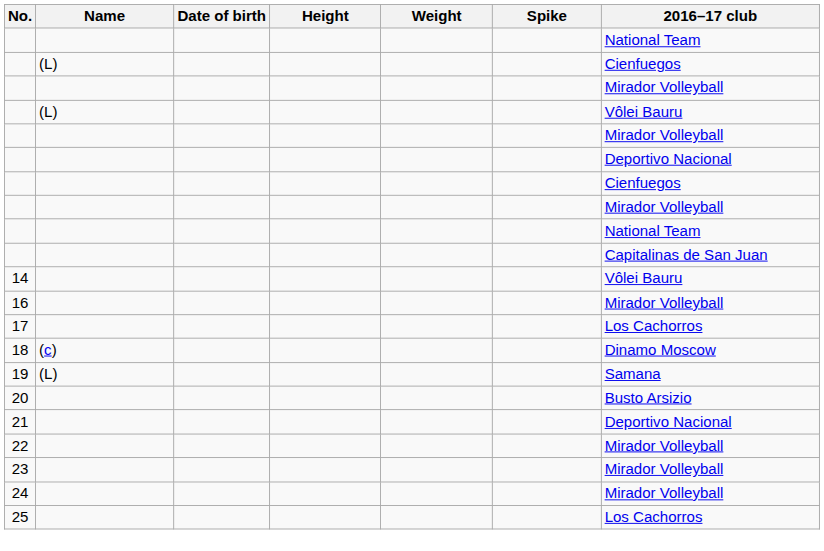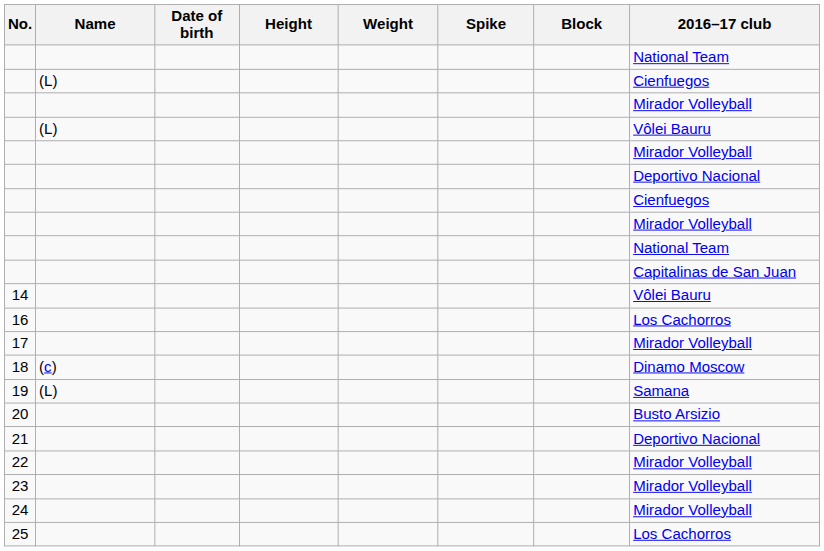+ column: (582, 24)
(664, 302) Mirador Volleyball -> (682, 319) Los Cachorros
(654, 326) Los Cachorros -> (692, 343) Mirador Volleyball
